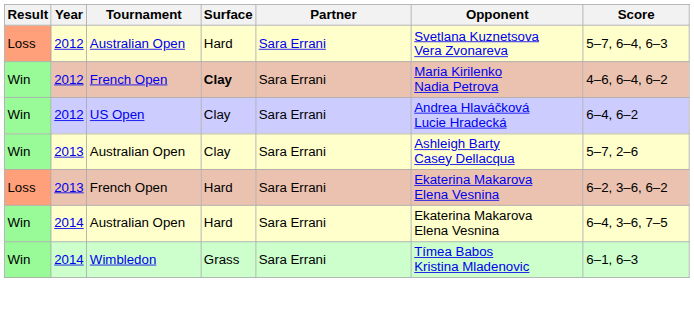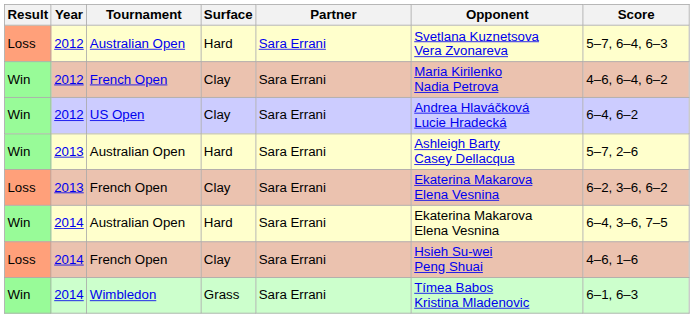(218, 79) bold -> (217, 79) normal
(217, 151) Clay -> (218, 151) Hard
(218, 187) Hard -> (217, 187) Clay
+ row: (69, 259)
